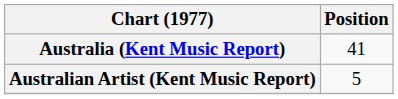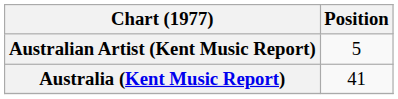rows swapped: (162, 49) <-> (162, 78)
